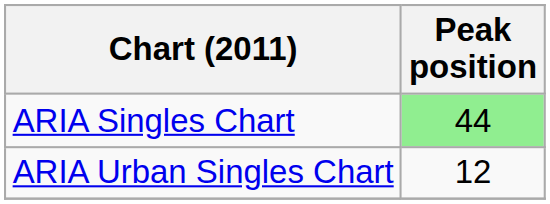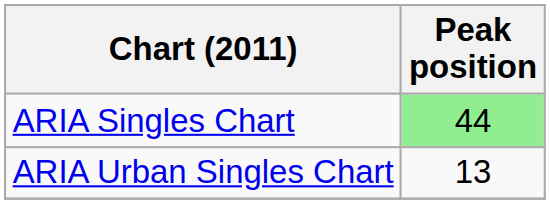(473, 172) 12 -> (473, 172) 13
